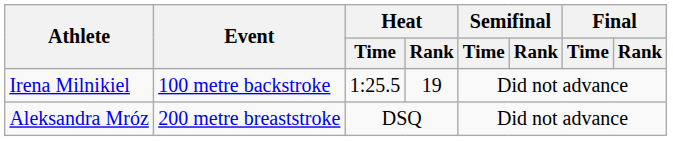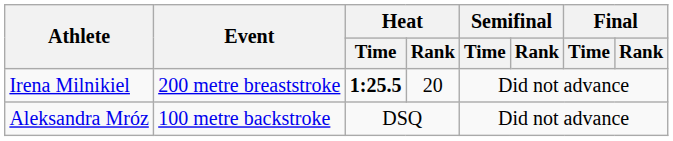(244, 85) 100 metre backstroke -> (249, 85) 200 metre breaststroke
(375, 85) normal -> (376, 85) bold
(432, 85) 19 -> (433, 85) 20
(249, 118) 200 metre breaststroke -> (244, 118) 100 metre backstroke
